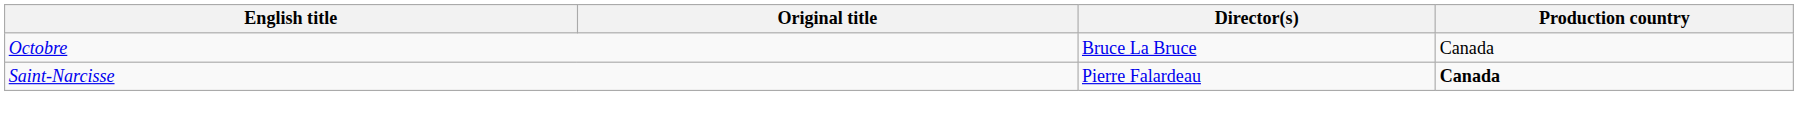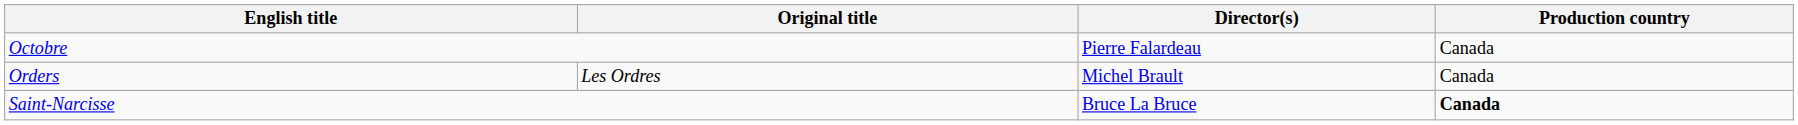(1139, 47) Bruce La Bruce -> (1141, 47) Pierre Falardeau
+ row: (34, 76)
(1141, 76) Pierre Falardeau -> (1139, 104) Bruce La Bruce
